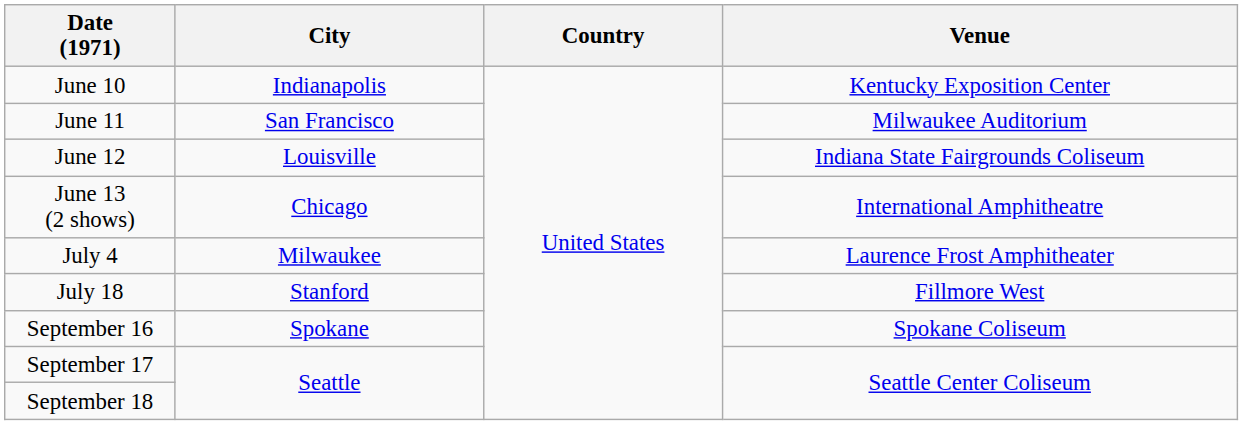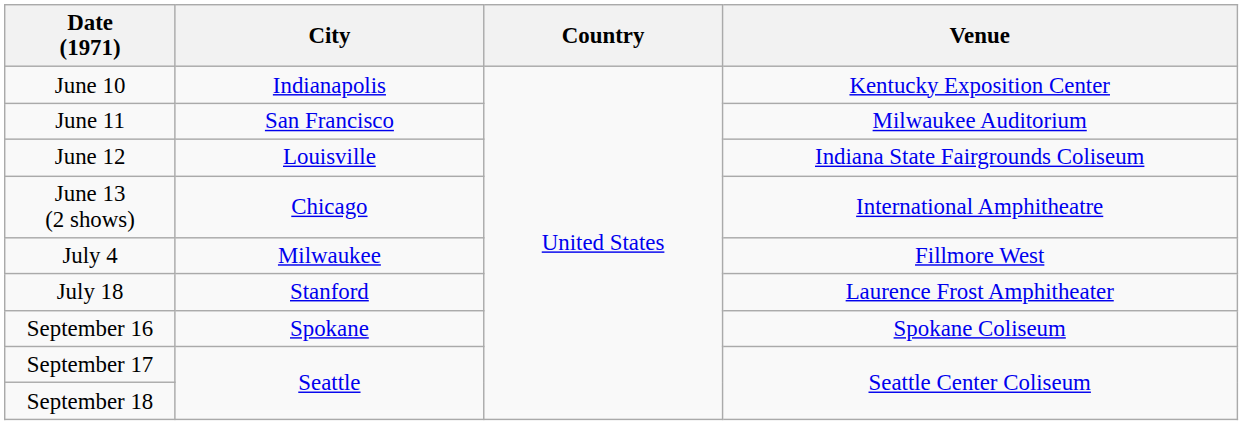(980, 255) Laurence Frost Amphitheater -> (980, 255) Fillmore West
(980, 291) Fillmore West -> (980, 291) Laurence Frost Amphitheater
